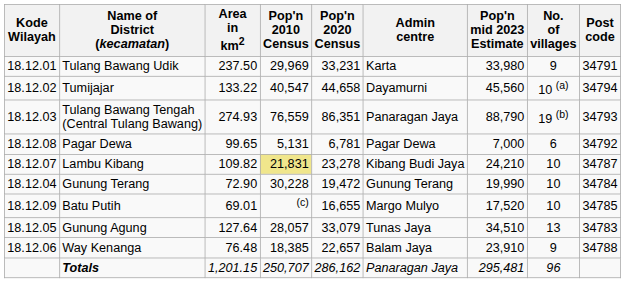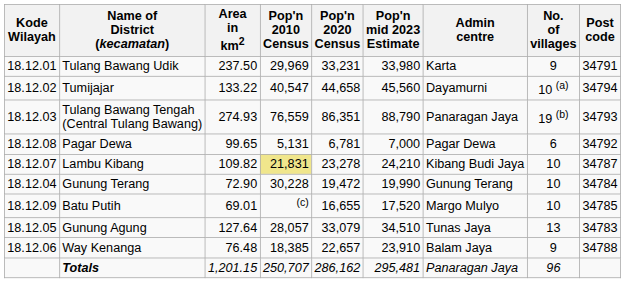columns swapped: (497, 30) <-> (415, 30)
